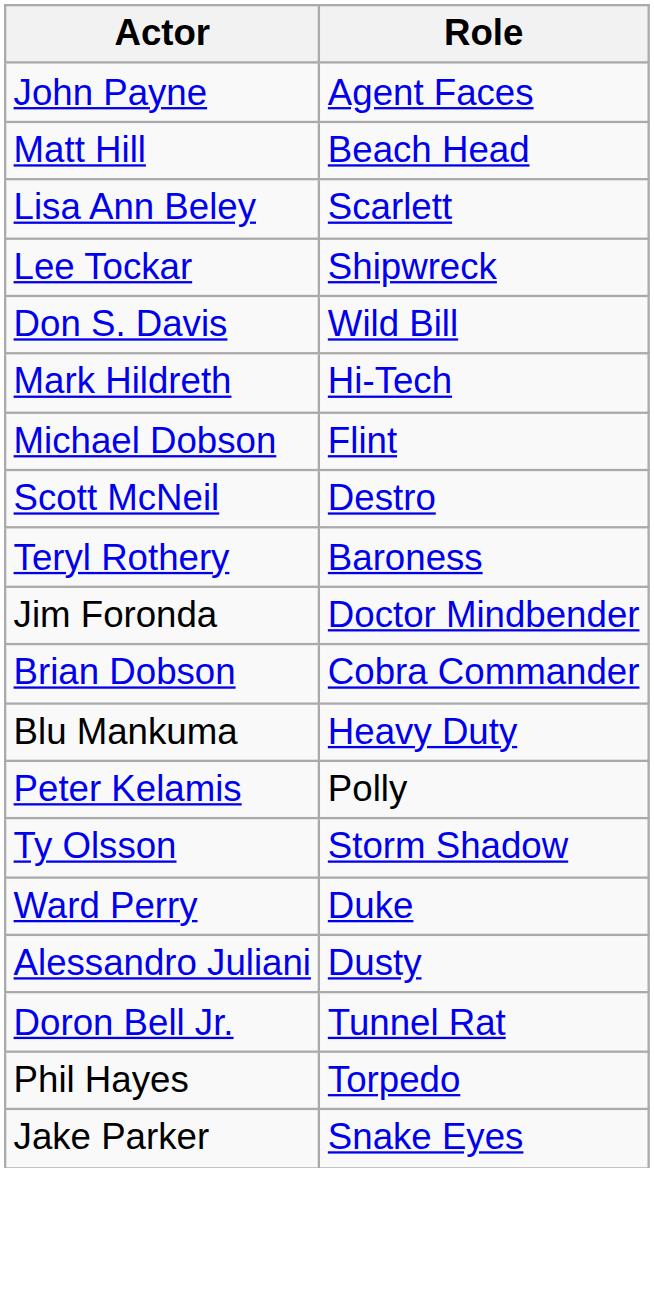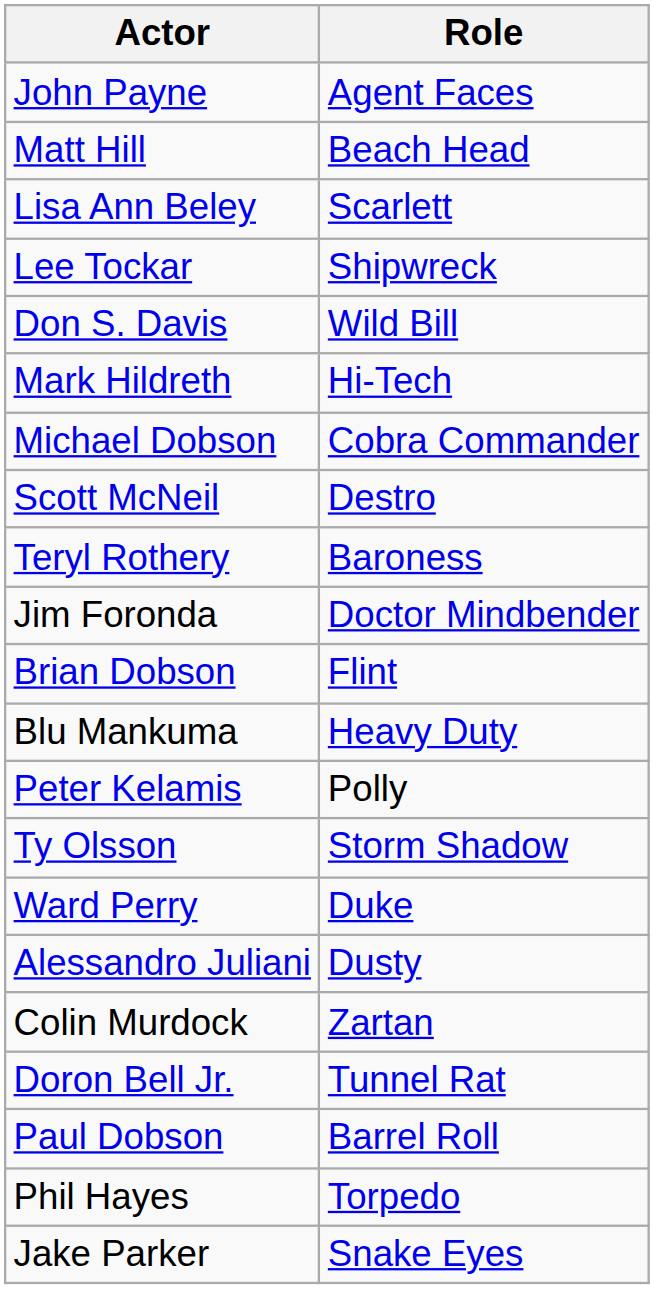(362, 440) Flint -> (484, 440) Cobra Commander
(484, 672) Cobra Commander -> (362, 672) Flint
+ row: (131, 1021)
+ row: (119, 1137)
